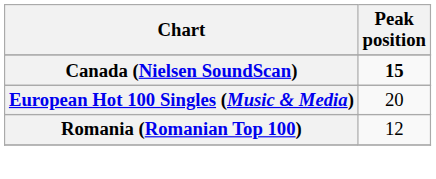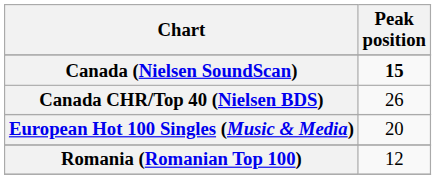+ row: (181, 99)
